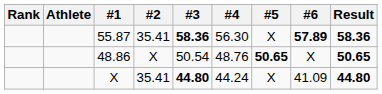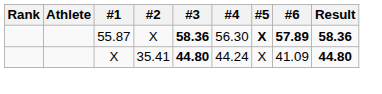(153, 36) 35.41 -> (153, 36) X
(271, 36) normal -> (262, 36) bold
- row: (114, 57)
